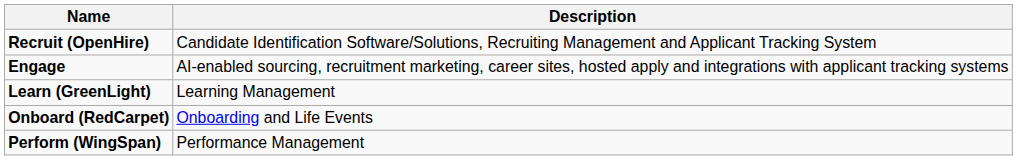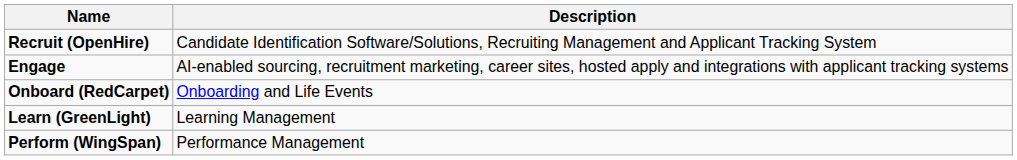rows swapped: (89, 117) <-> (79, 92)
